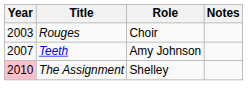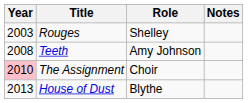(144, 32) Choir -> (149, 32) Shelley
(20, 51) 2007 -> (20, 51) 2008
(149, 70) Shelley -> (144, 70) Choir
+ row: (76, 88)
